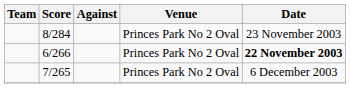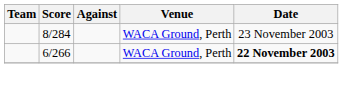(181, 33) Princes Park No 2 Oval -> (177, 33) WACA Ground, Perth
(181, 53) Princes Park No 2 Oval -> (177, 53) WACA Ground, Perth
- row: (56, 72)
